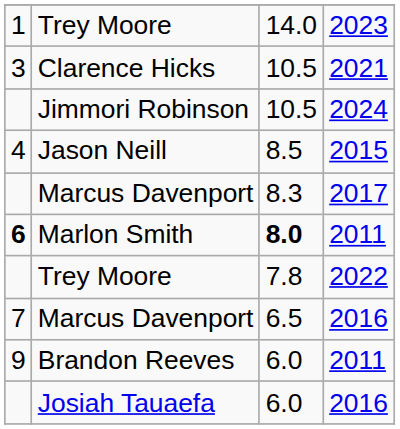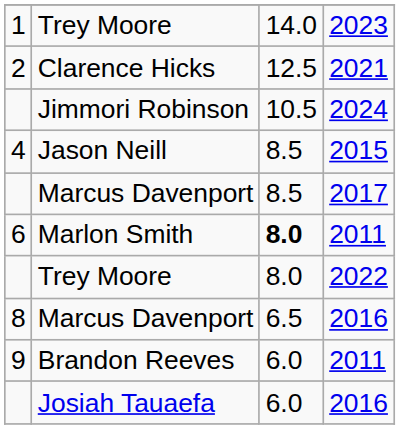(18, 67) 3 -> (18, 67) 2
(291, 67) 10.5 -> (291, 67) 12.5
(284, 192) 8.3 -> (284, 192) 8.5
(18, 234) bold -> (18, 234) normal
(284, 276) 7.8 -> (284, 276) 8.0
(18, 318) 7 -> (18, 318) 8
